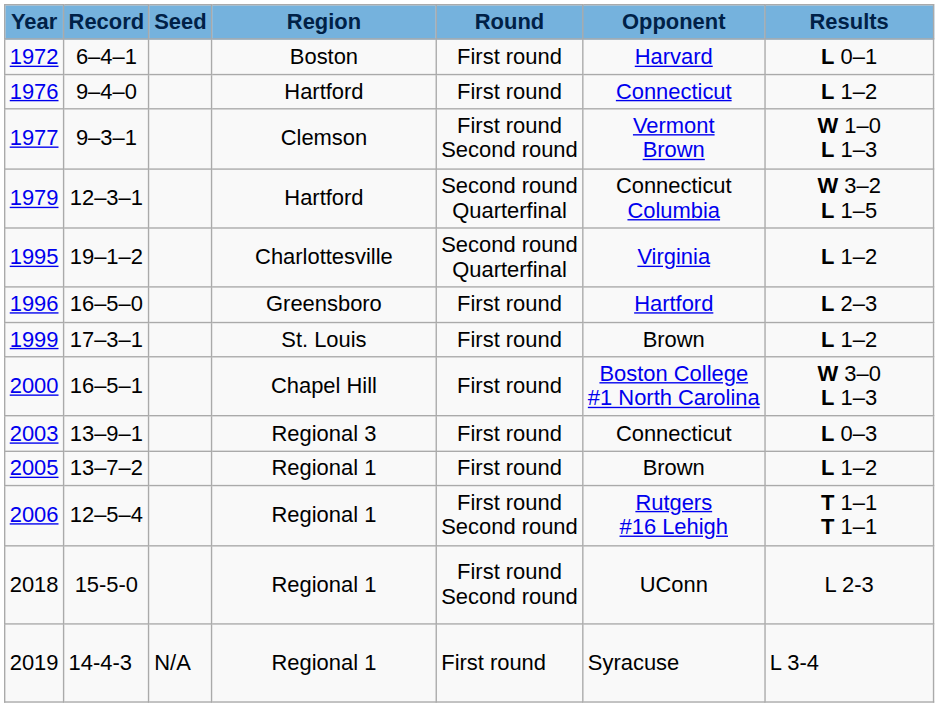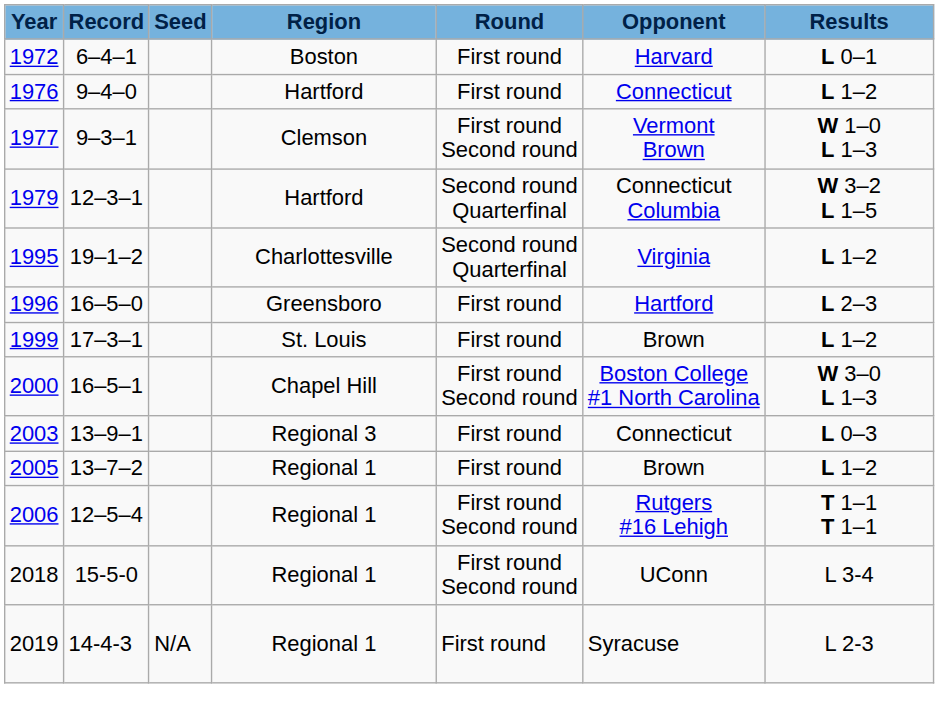(509, 386) First round -> (509, 386) First round Second round
(849, 584) L 2-3 -> (849, 574) L 3-4
(794, 662) L 3-4 -> (849, 644) L 2-3
